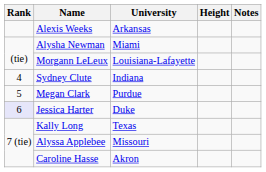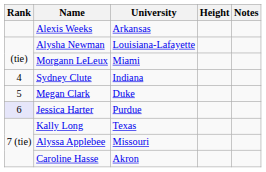(126, 45) Miami -> (154, 45) Louisiana-Lafayette
(154, 61) Louisiana-Lafayette -> (126, 61) Miami
(127, 93) Purdue -> (124, 93) Duke
(124, 110) Duke -> (127, 110) Purdue
